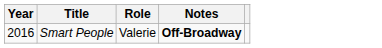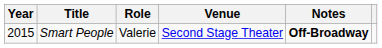+ column: (222, 14)
(21, 33) 2016 -> (21, 33) 2015
